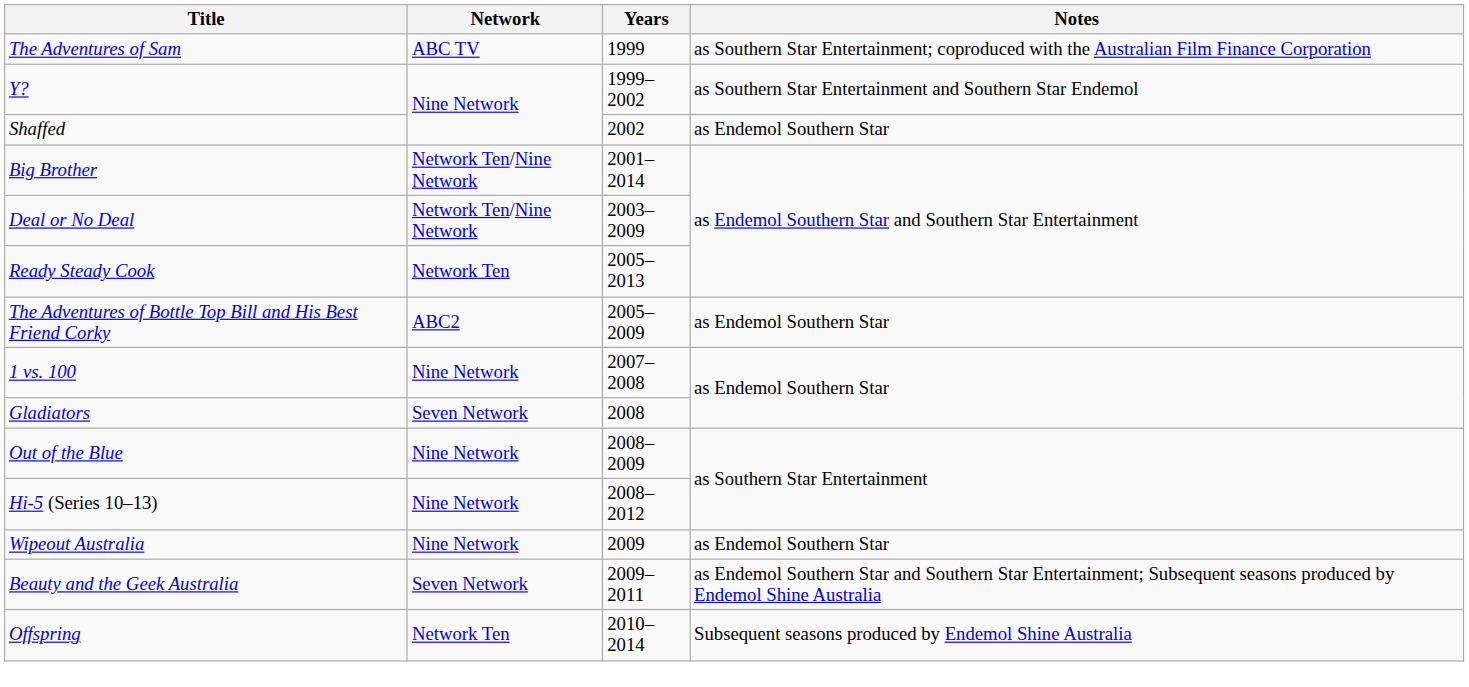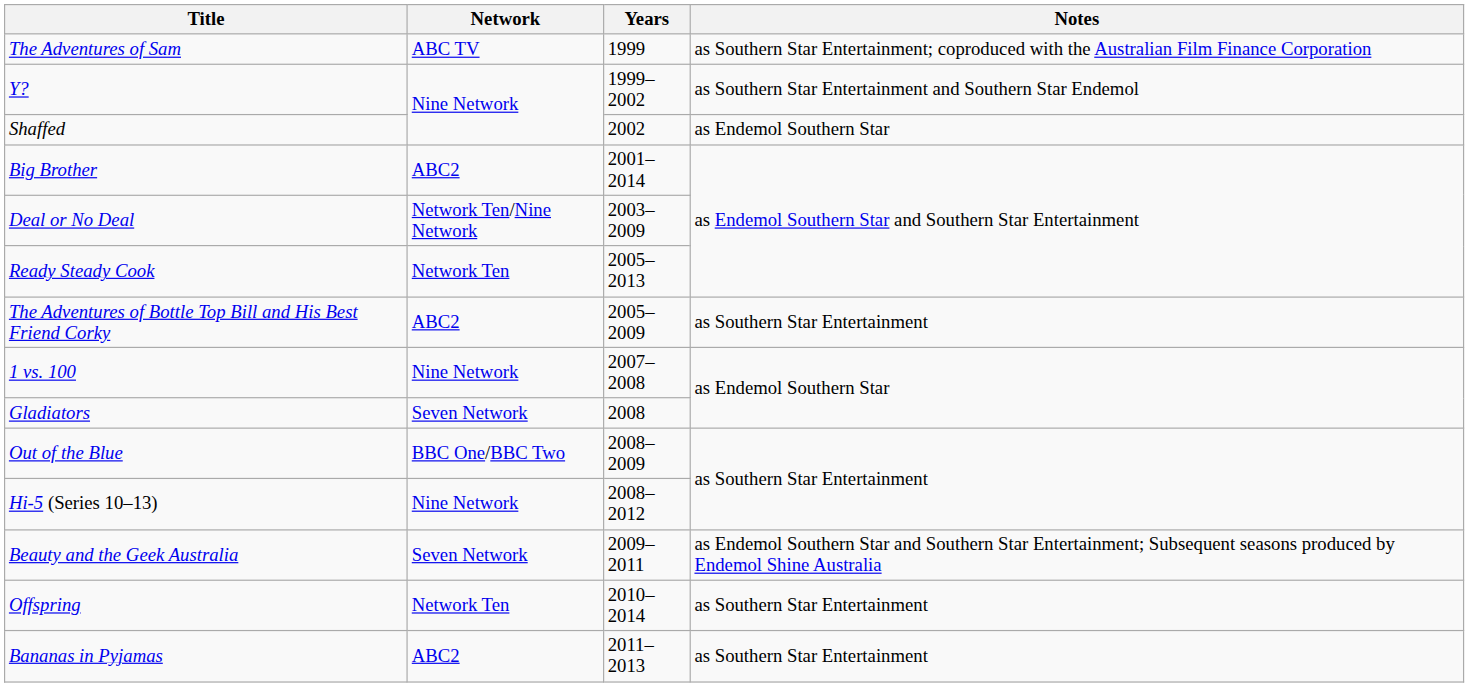(482, 169) Network Ten/Nine Network -> (436, 169) ABC2
(792, 321) as Endemol Southern Star -> (811, 321) as Southern Star Entertainment
(465, 453) Nine Network -> (488, 453) BBC One/BBC Two
- row: (77, 544)
(913, 635) Subsequent seasons produced by Endemol Shine Australia -> (811, 605) as Southern Star Entertainment
+ row: (86, 656)
